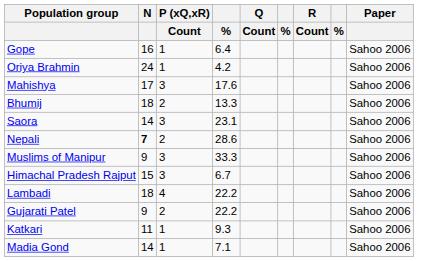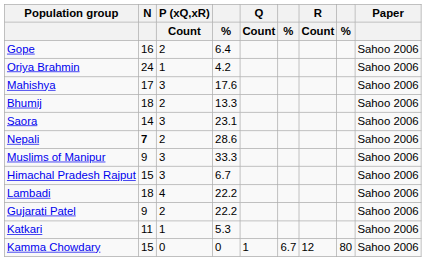(162, 49) 1 -> (162, 49) 2
(223, 229) 9.3 -> (223, 229) 5.3
- row: (38, 247)
+ row: (54, 247)
